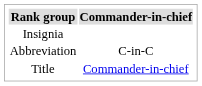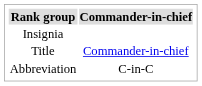rows swapped: (43, 69) <-> (43, 51)
